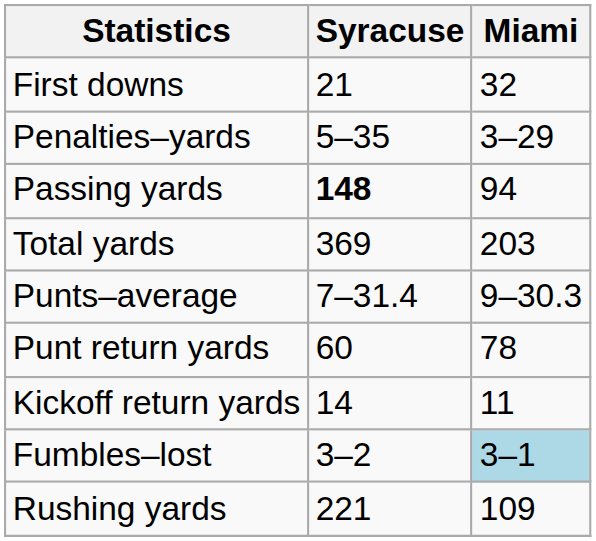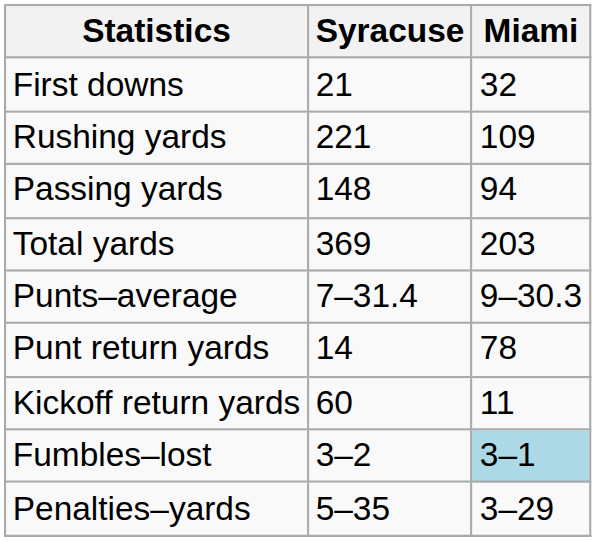rows swapped: (120, 508) <-> (132, 137)
(344, 190) bold -> (344, 190) normal
(334, 349) 60 -> (334, 349) 14
(334, 402) 14 -> (334, 402) 60
